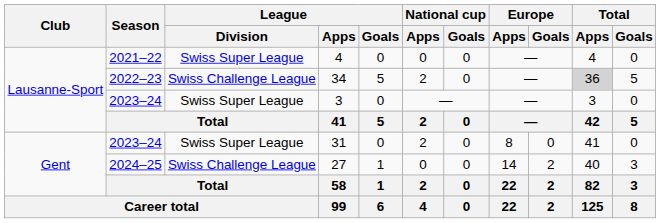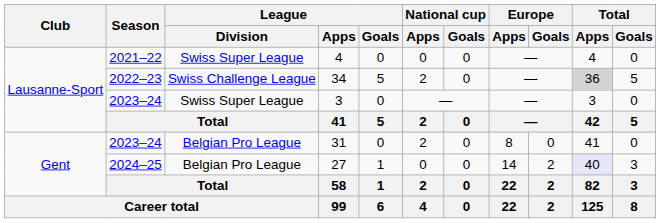(242, 143) Swiss Super League -> (242, 143) Belgian Pro League
(242, 164) Swiss Challenge League -> (242, 164) Belgian Pro League
(592, 164) no background -> (592, 164) lavender background
